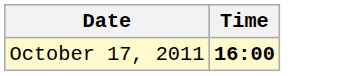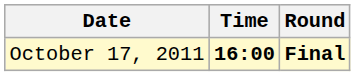+ column: (315, 21)
